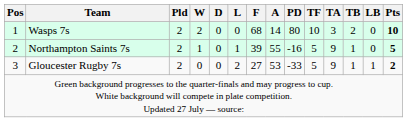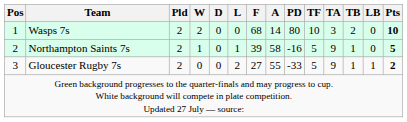(275, 48) 55 -> (275, 48) 58
(275, 65) 53 -> (275, 65) 55
